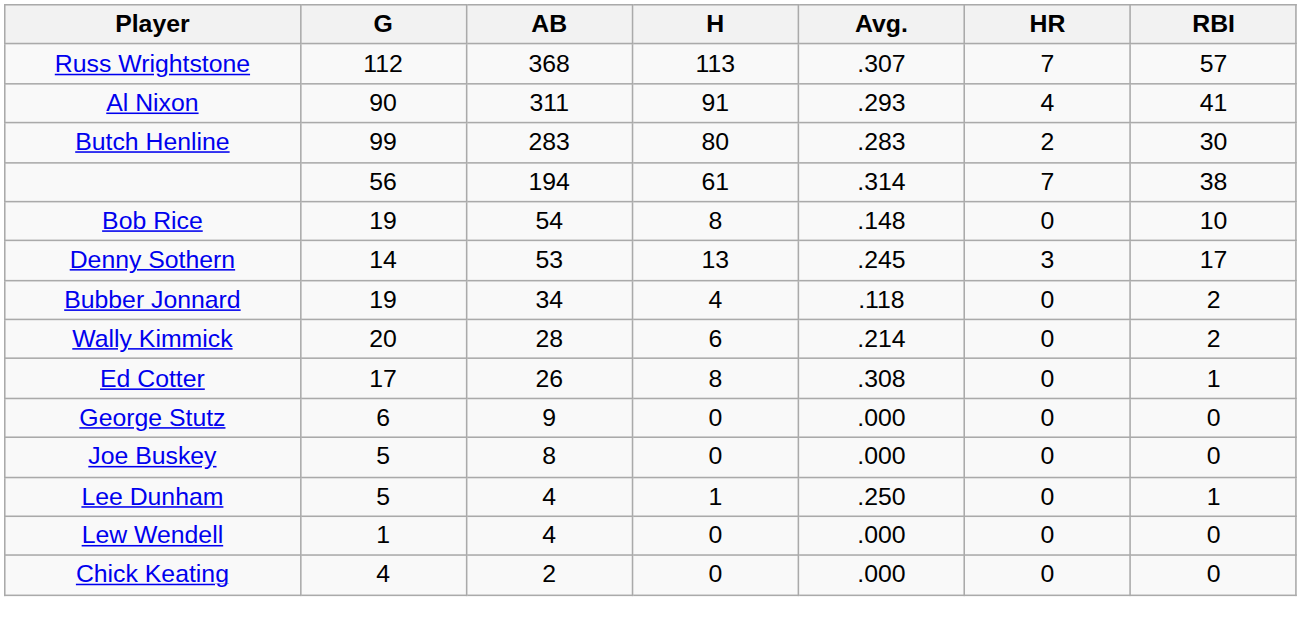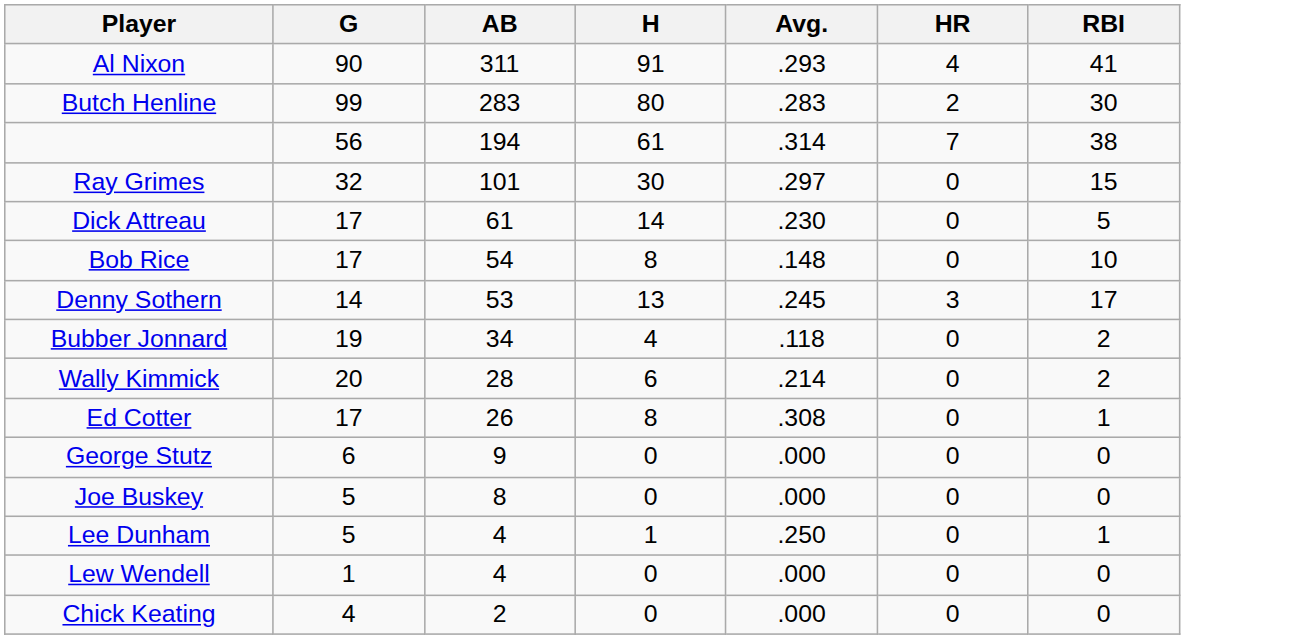- row: (152, 63)
+ row: (139, 181)
+ row: (139, 220)
(383, 220) 19 -> (349, 260) 17
